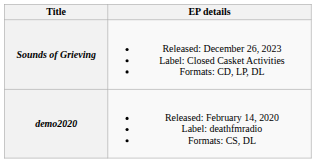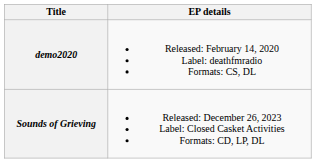rows swapped: (56, 123) <-> (56, 54)
